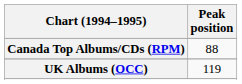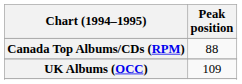(212, 68) 119 -> (212, 68) 109
